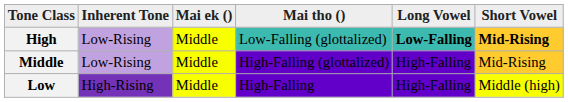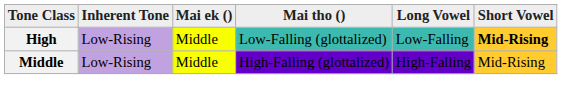(434, 39) bold -> (432, 39) normal
- row: (41, 85)
